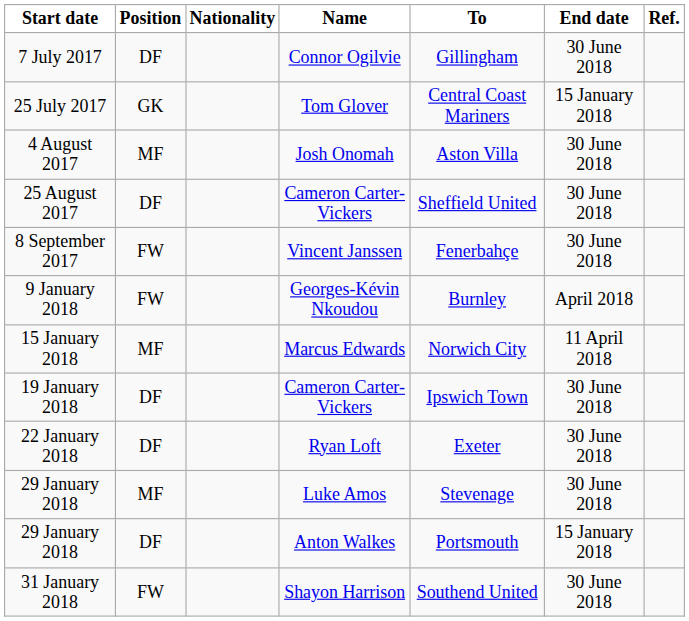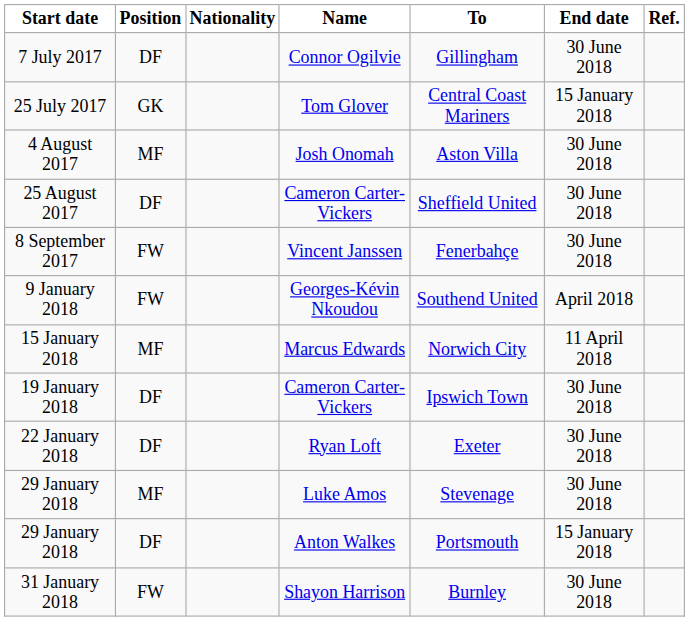(477, 300) Burnley -> (477, 300) Southend United
(477, 591) Southend United -> (477, 591) Burnley
